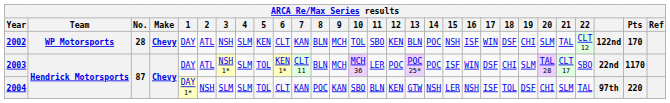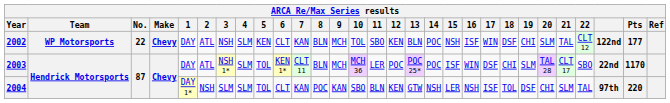(140, 42) 28 -> (140, 42) 22
(635, 42) 170 -> (635, 42) 177
